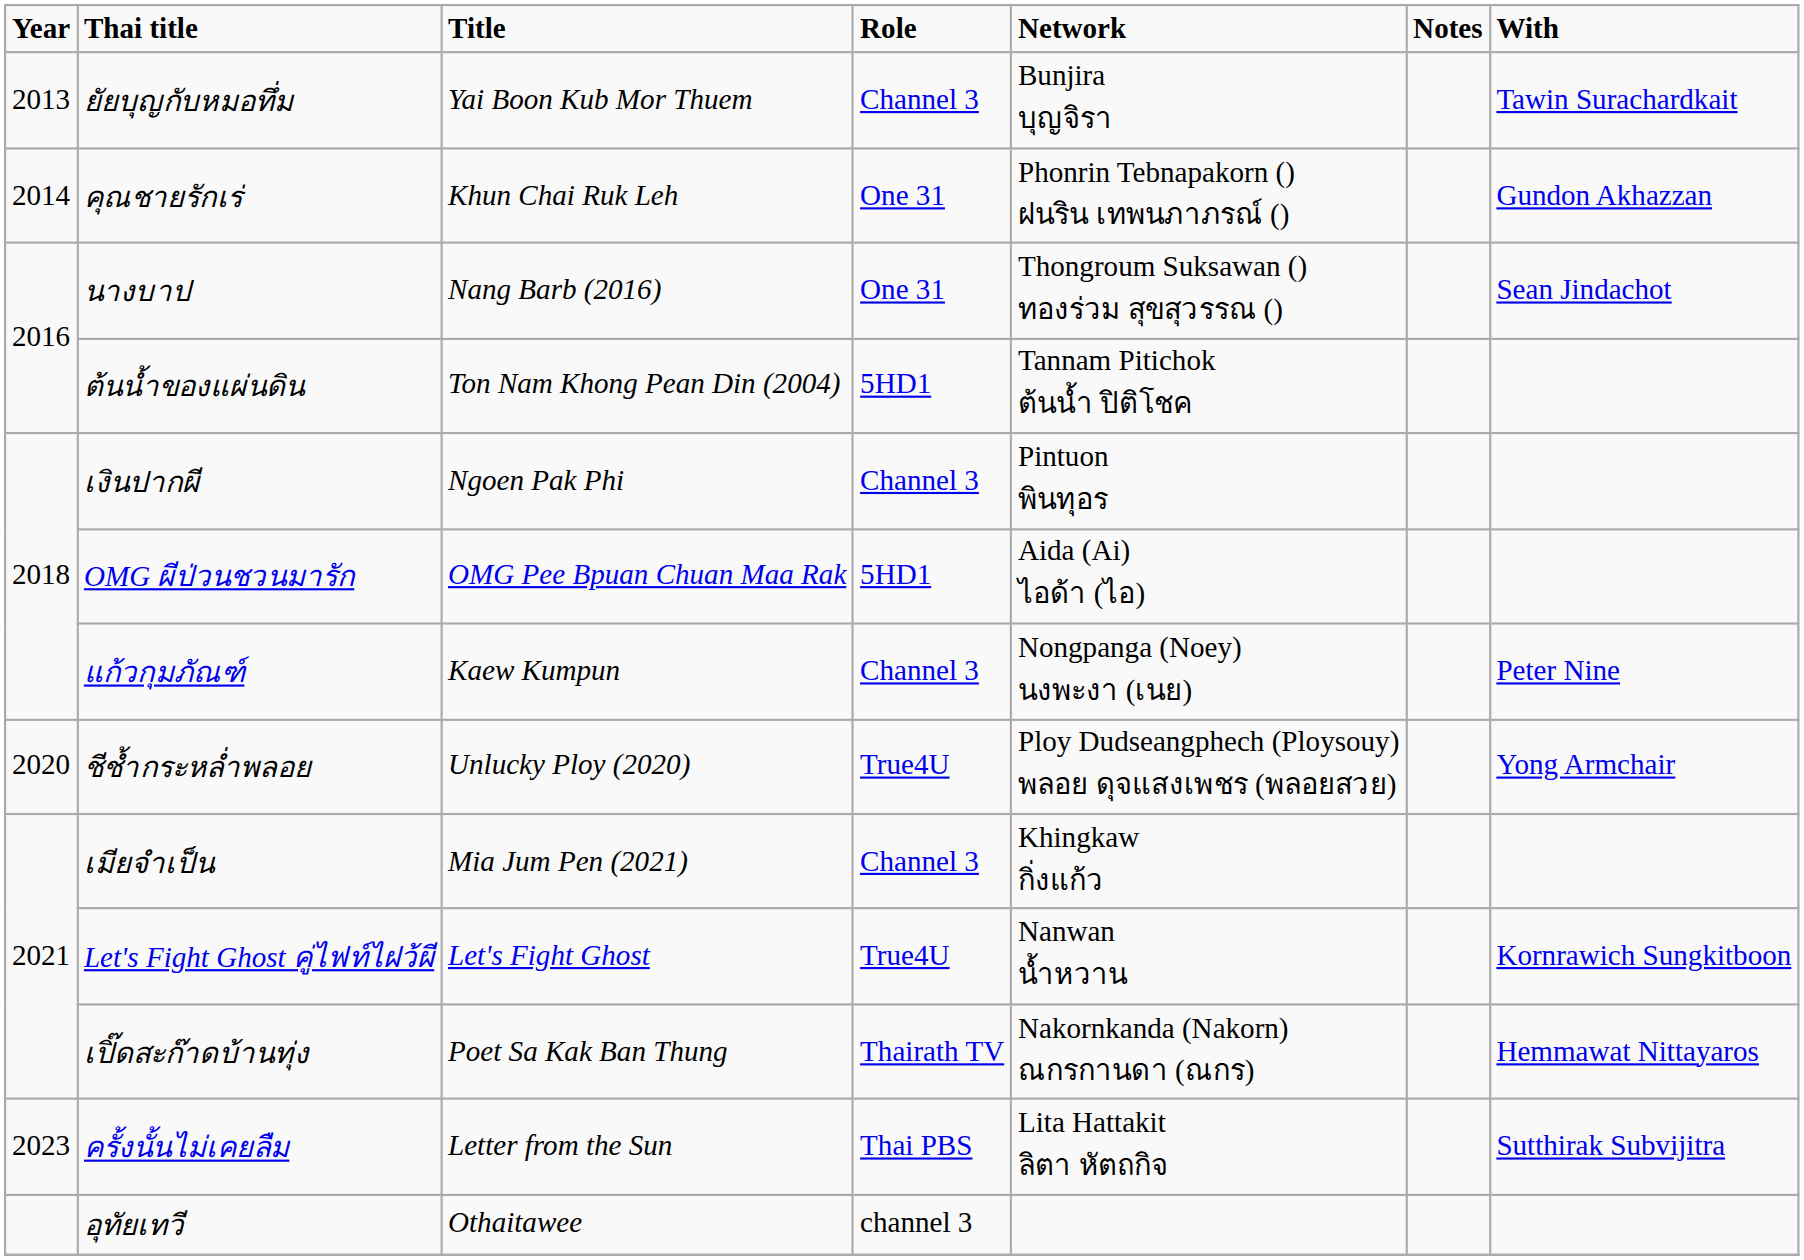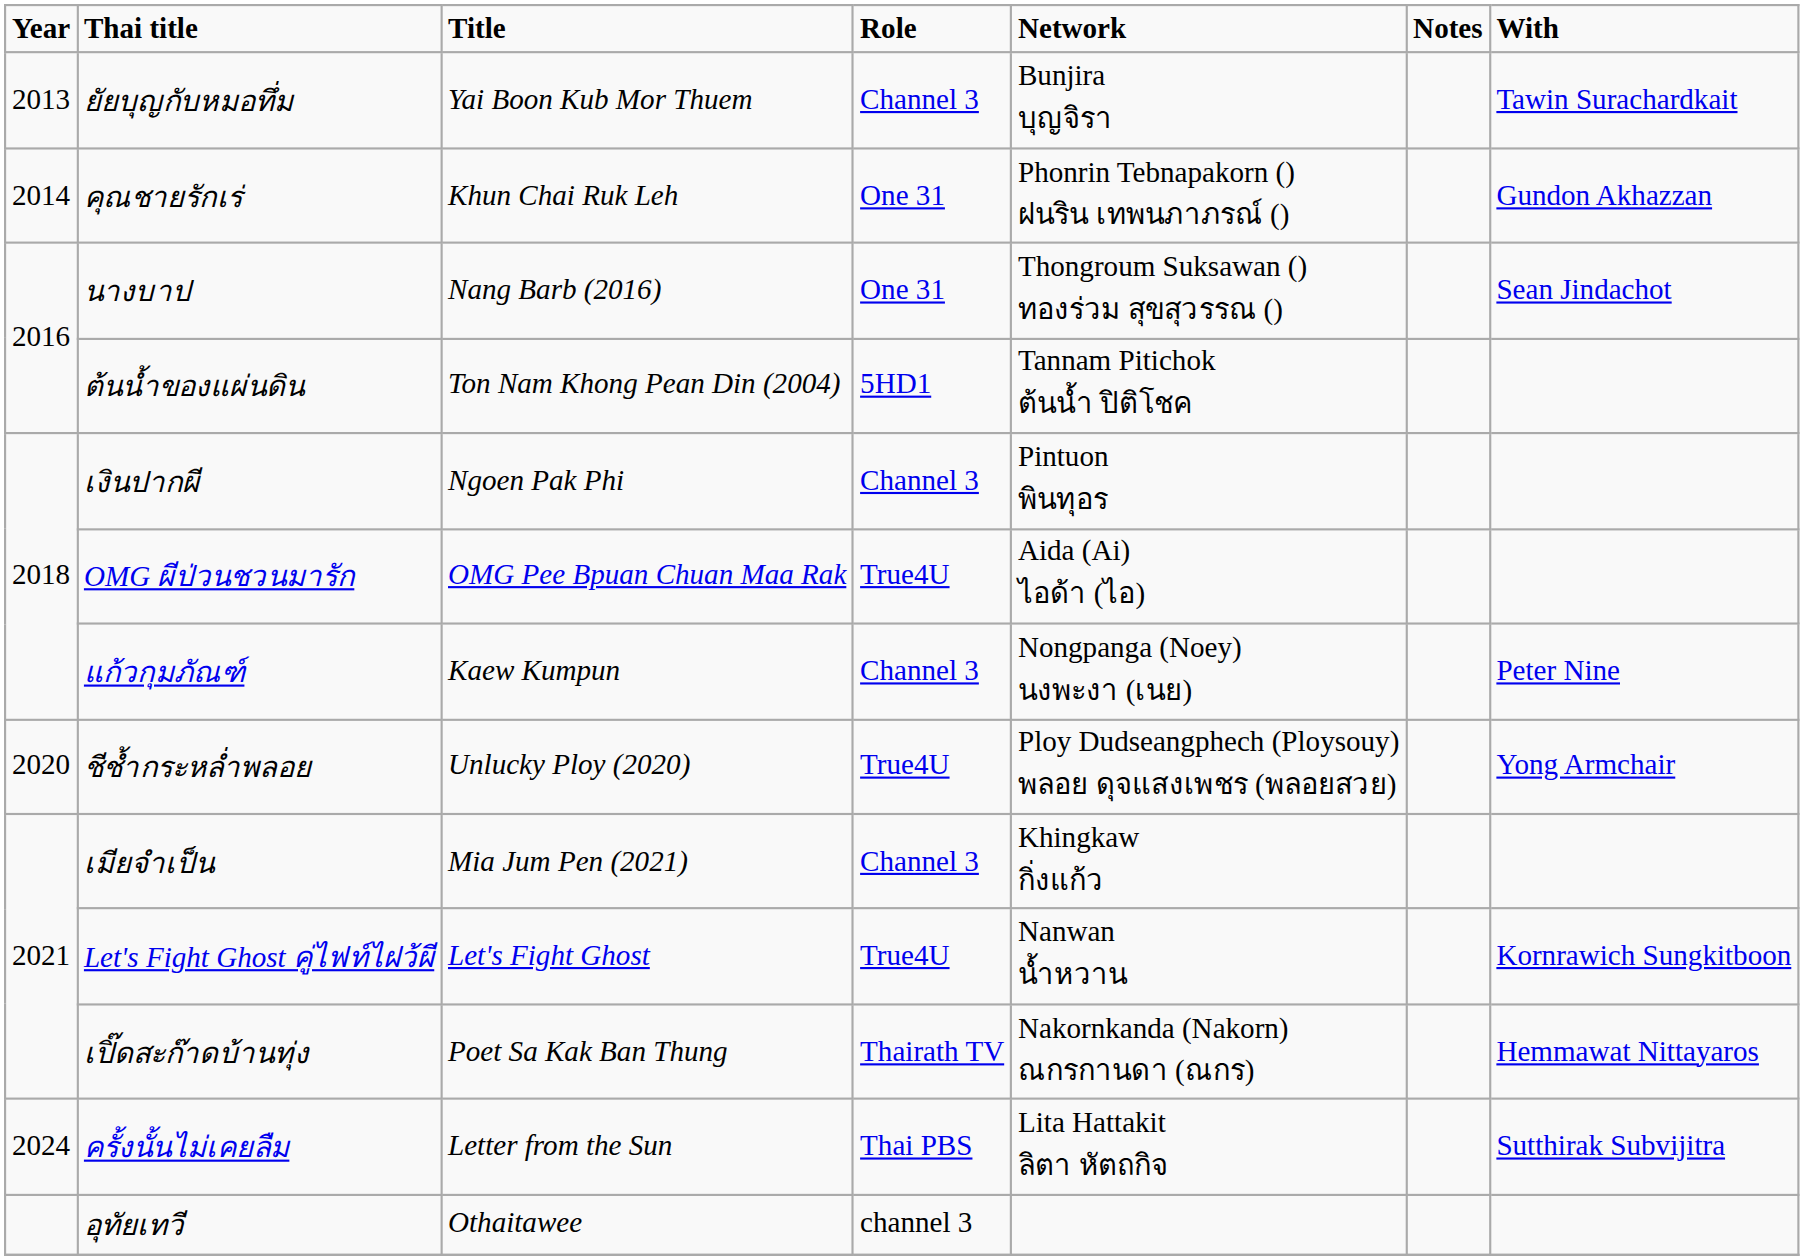(896, 575) 5HD1 -> (905, 575) True4U
(41, 1145) 2023 -> (41, 1145) 2024
